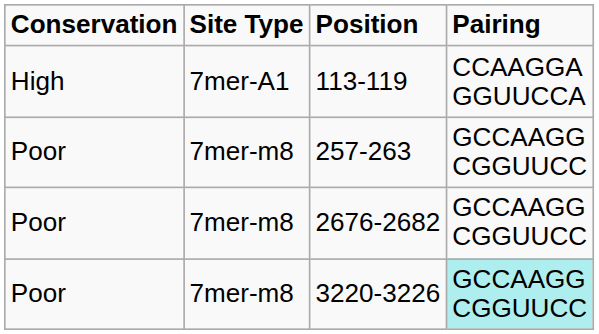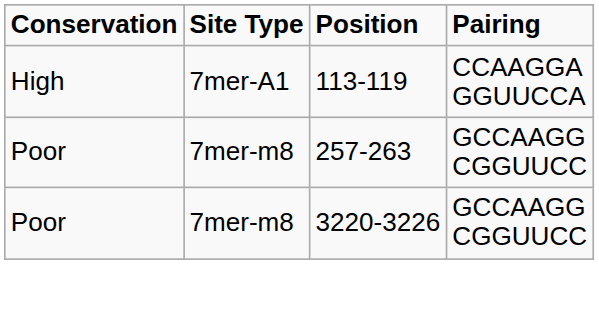- row: (378, 222)
(520, 293) paleturquoise background -> (520, 222) no background
